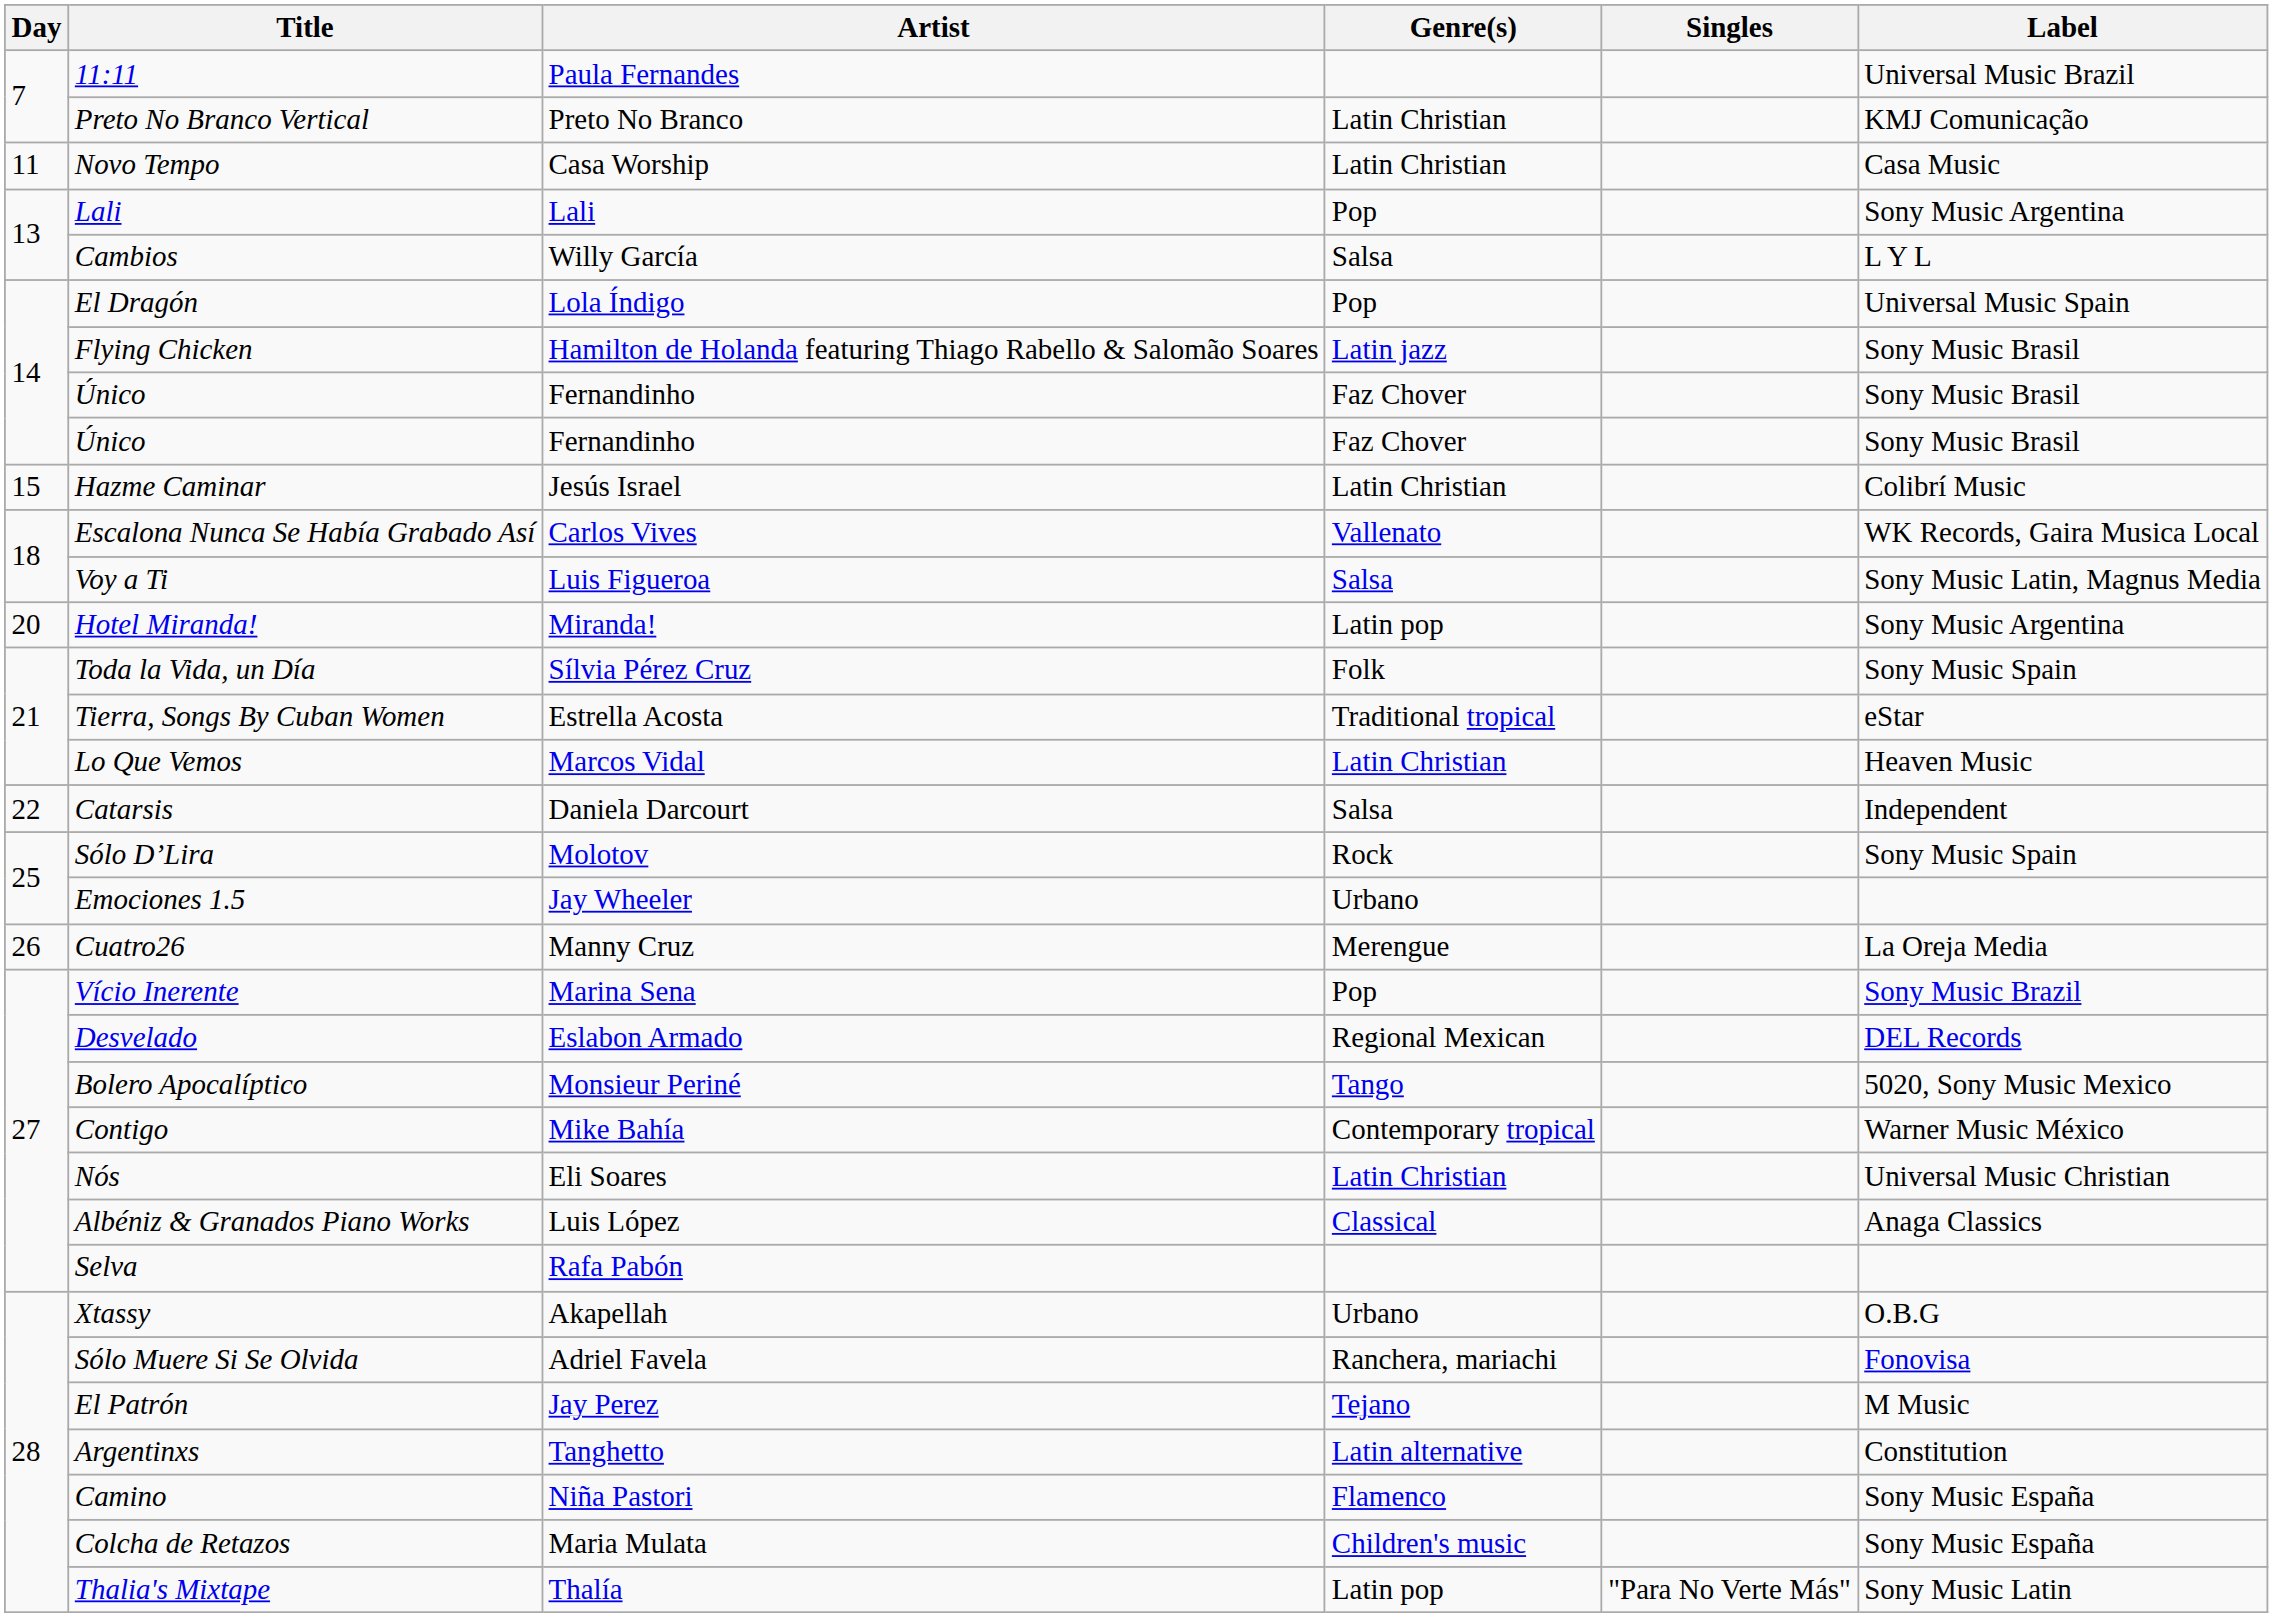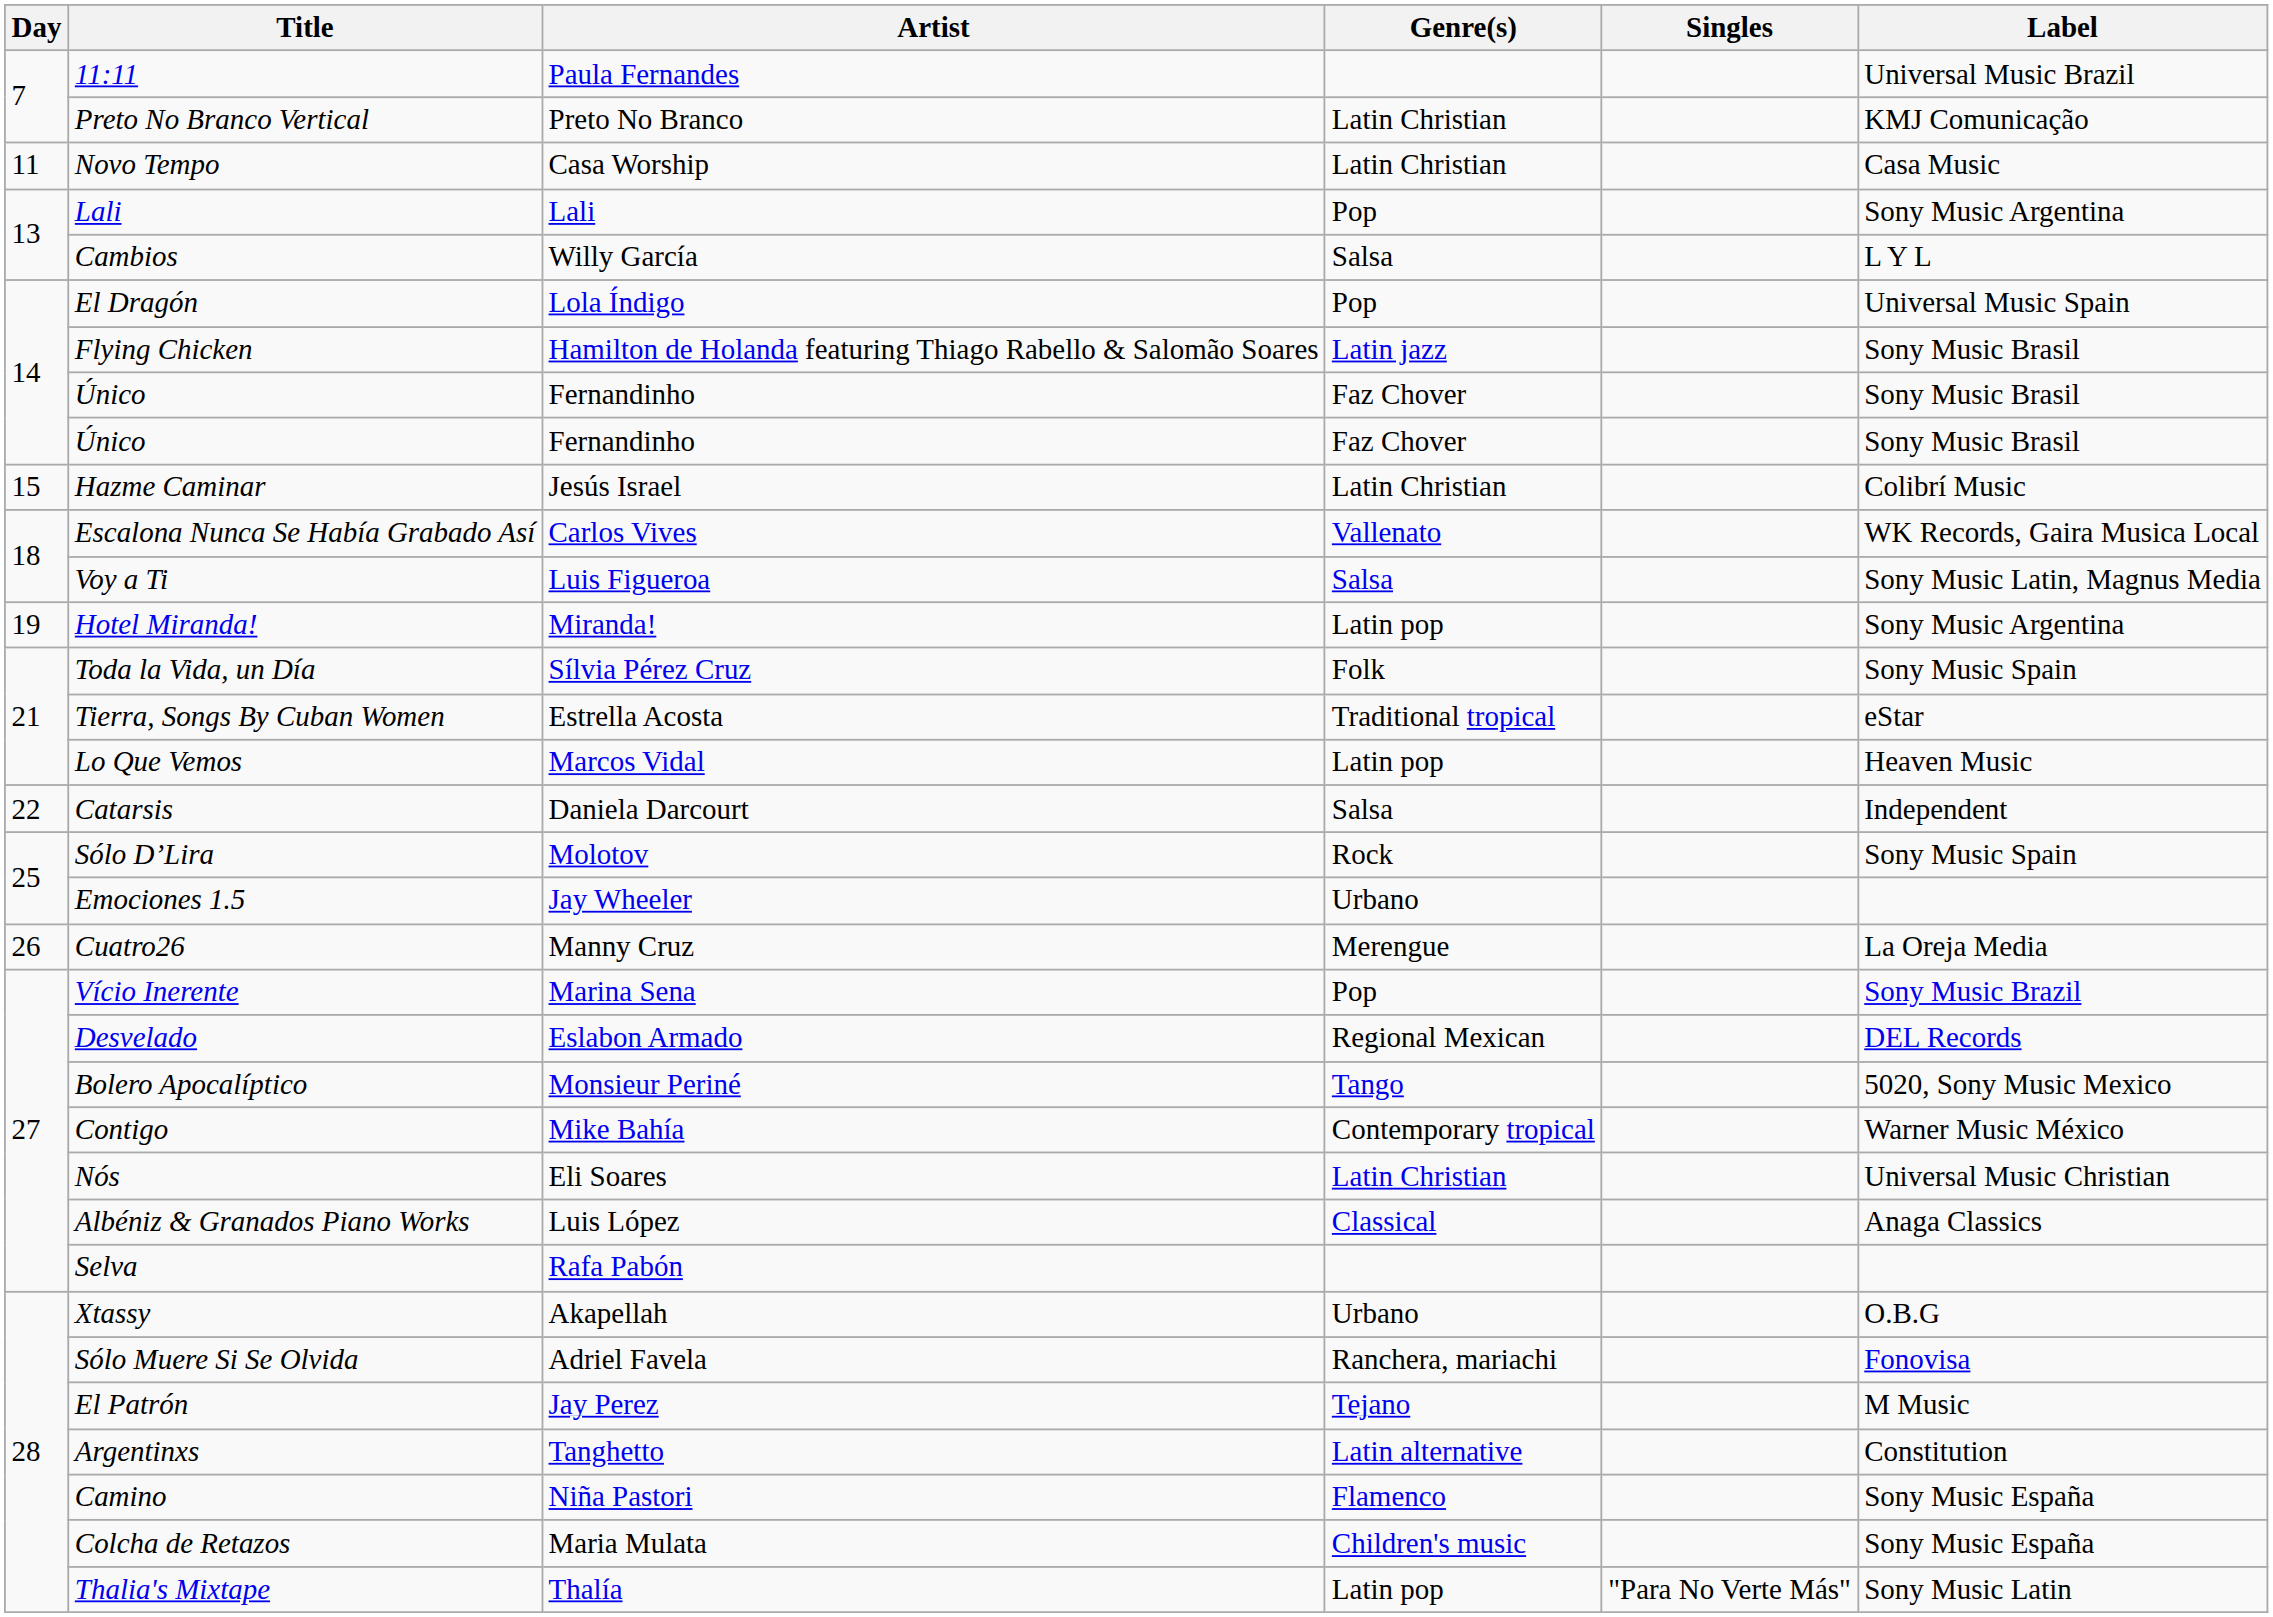(26, 624) 20 -> (26, 624) 19
(1419, 762) Latin Christian -> (1388, 762) Latin pop
